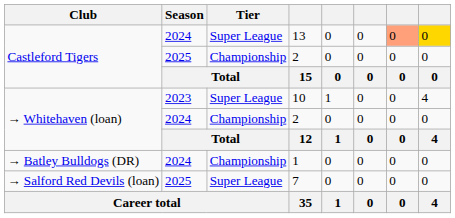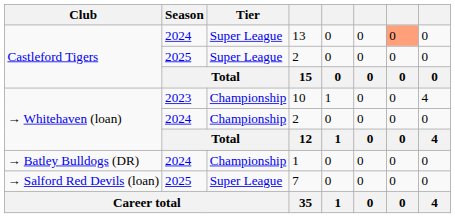(425, 35) gold background -> (425, 35) no background
(248, 56) Championship -> (246, 56) Super League
(246, 98) Super League -> (248, 98) Championship
